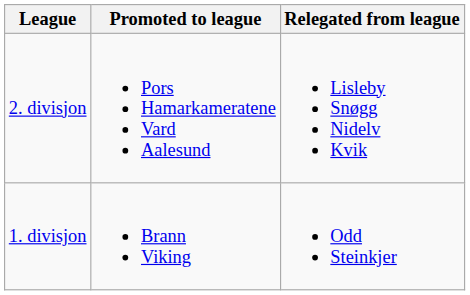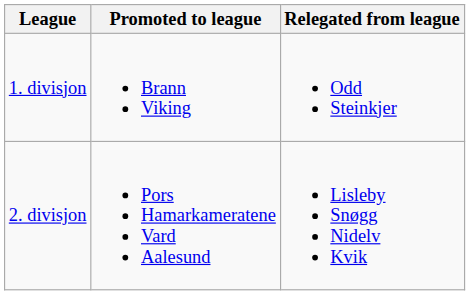rows swapped: (48, 236) <-> (48, 108)
